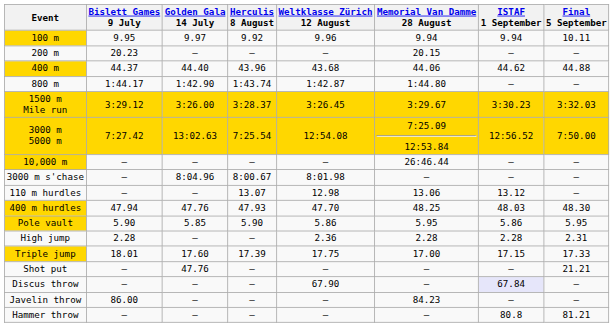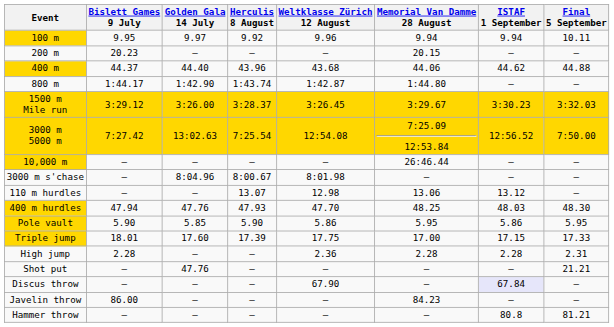rows swapped: (45, 239) <-> (45, 254)
